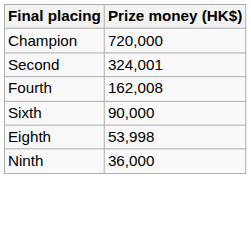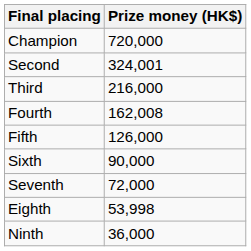+ row: (25, 88)
+ row: (23, 137)
+ row: (36, 185)
